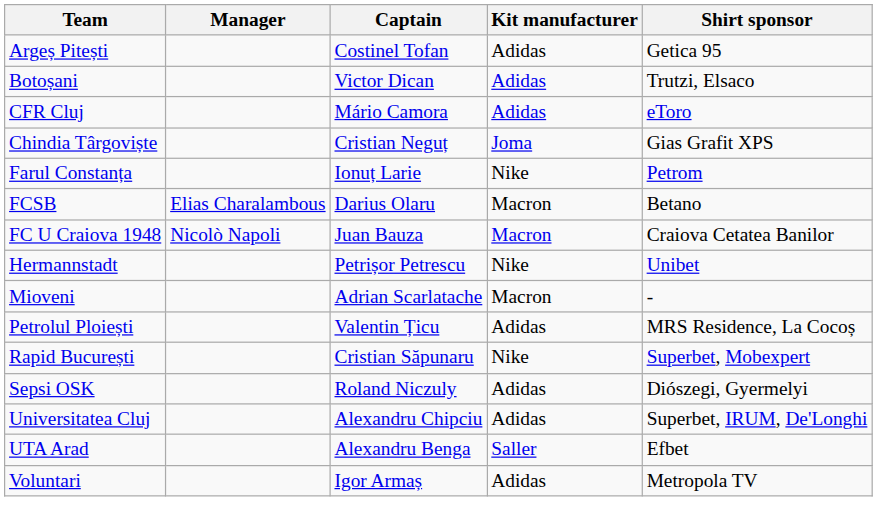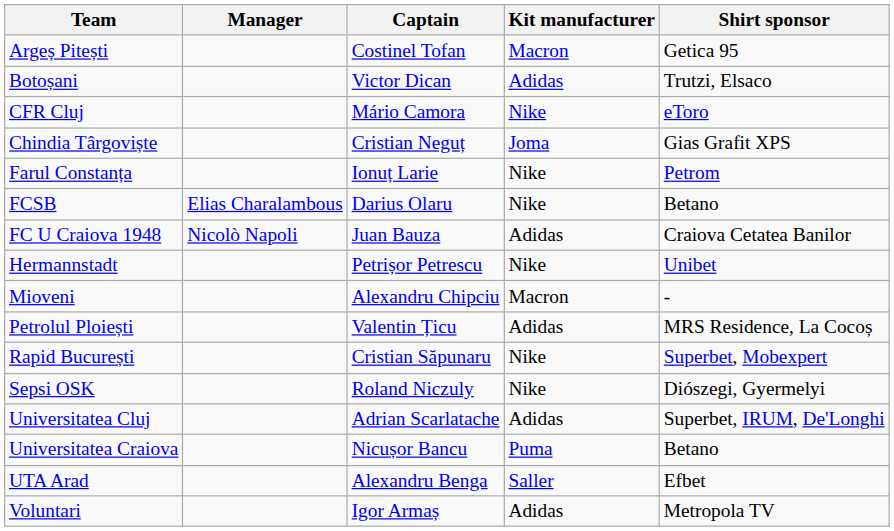(519, 50) Adidas -> (539, 50) Macron
(519, 111) Adidas -> (527, 111) Nike
(521, 204) Macron -> (527, 204) Nike
(521, 234) Macron -> (536, 234) Adidas
(408, 296) Adrian Scarlatache -> (426, 296) Alexandru Chipciu
(519, 388) Adidas -> (527, 388) Nike
(408, 419) Alexandru Chipciu -> (426, 419) Adrian Scarlatache
+ row: (94, 449)
